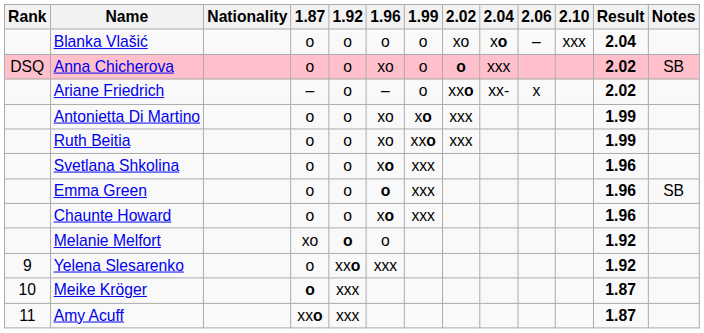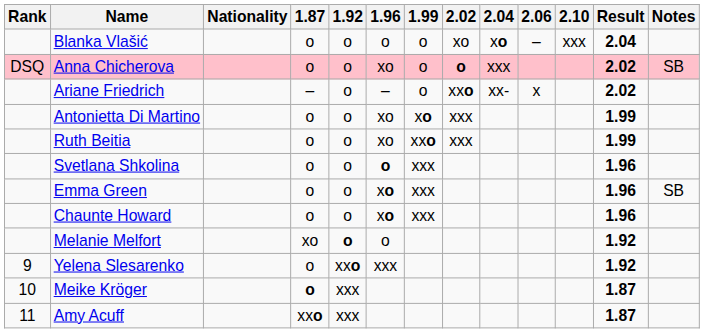(385, 166) xo -> (385, 166) o
(385, 191) o -> (385, 191) xo
